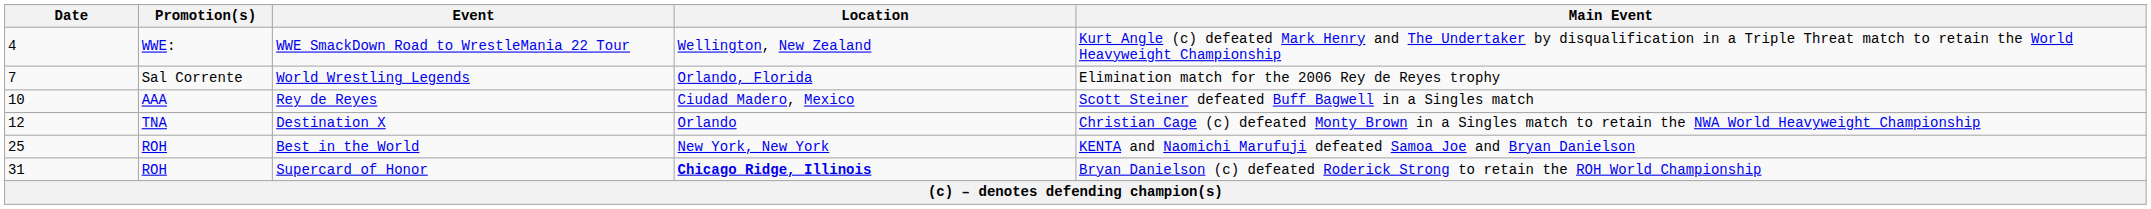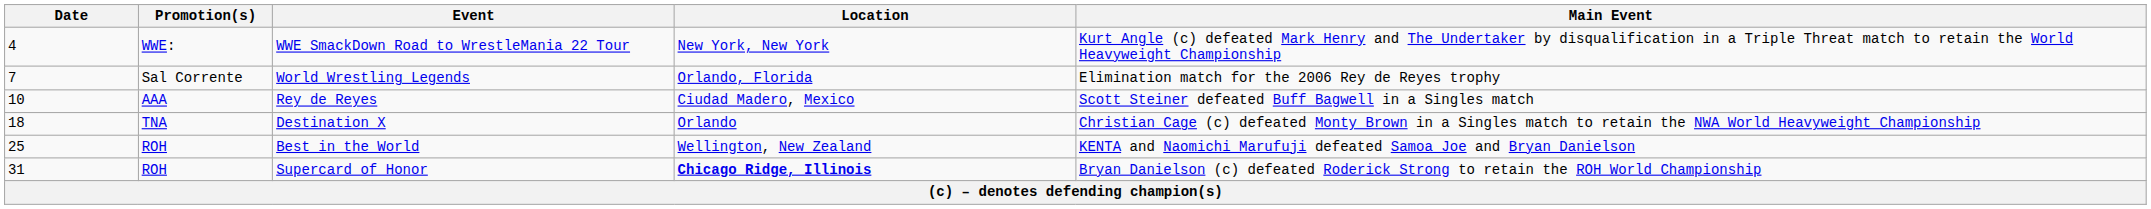(774, 47) Wellington, New Zealand -> (753, 47) New York, New York
(16, 124) 12 -> (16, 124) 18
(753, 147) New York, New York -> (774, 147) Wellington, New Zealand
